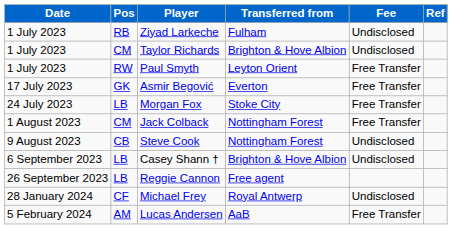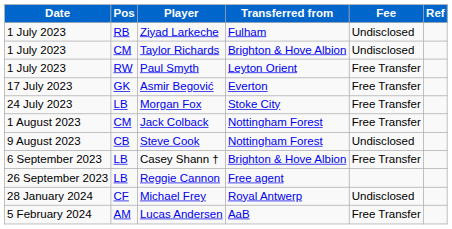(383, 159) Undisclosed -> (386, 159) Free Transfer
